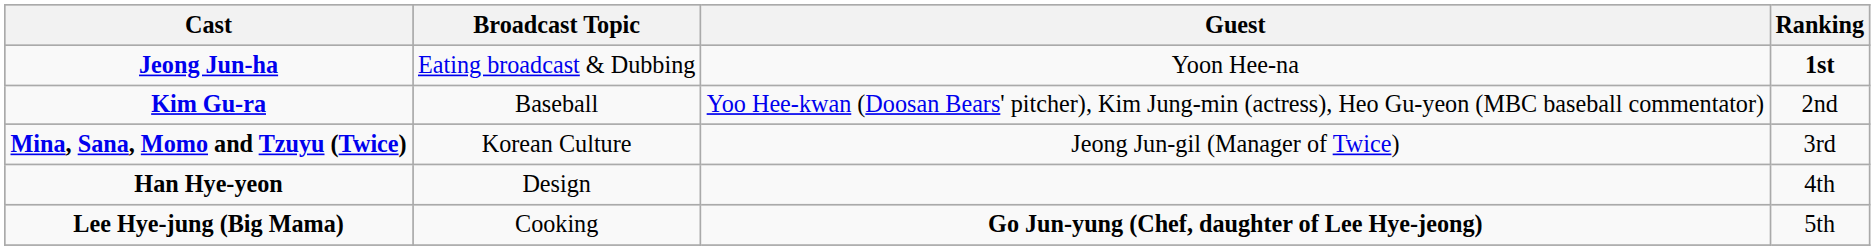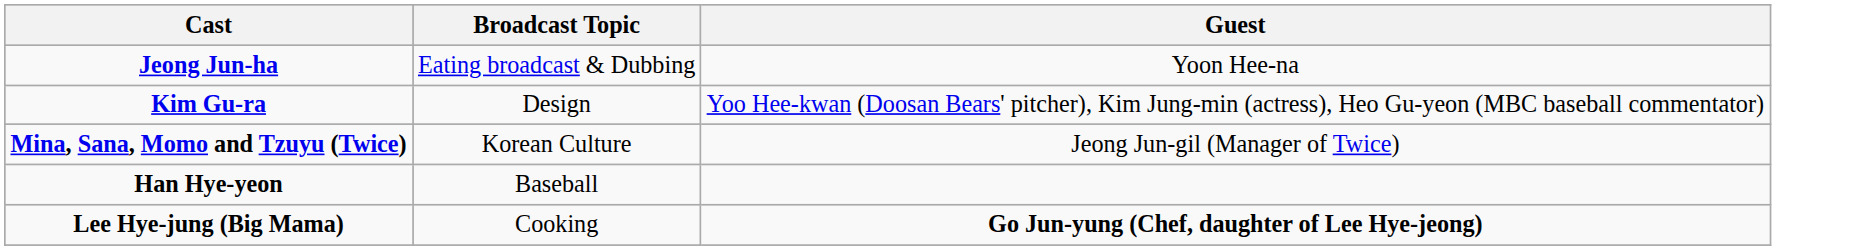- column: (1820, 24)
(557, 104) Baseball -> (557, 104) Design
(557, 184) Design -> (557, 184) Baseball
